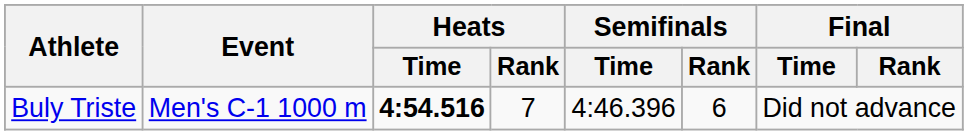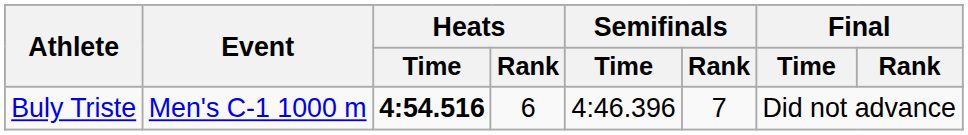(528, 109) 7 -> (528, 109) 6
(719, 109) 6 -> (719, 109) 7
